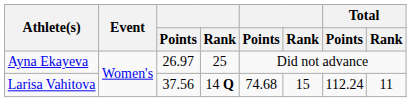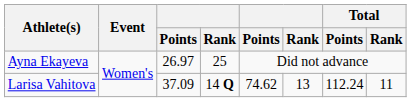(178, 85) 37.56 -> (178, 85) 37.09
(261, 85) 74.68 -> (261, 85) 74.62
(303, 85) 15 -> (303, 85) 13
